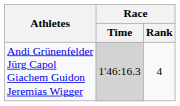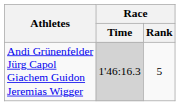(159, 71) 4 -> (159, 71) 5
